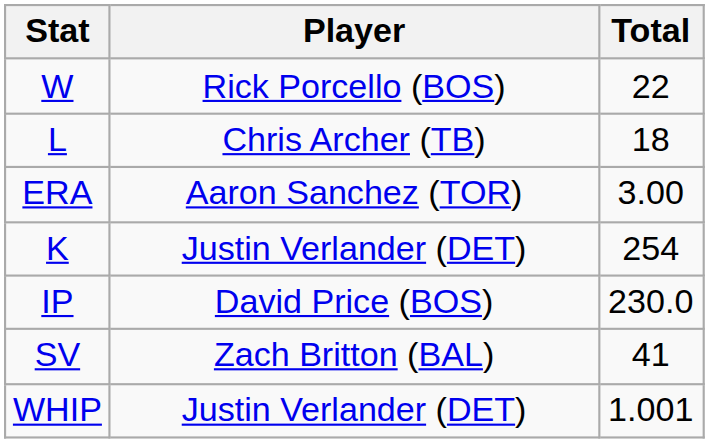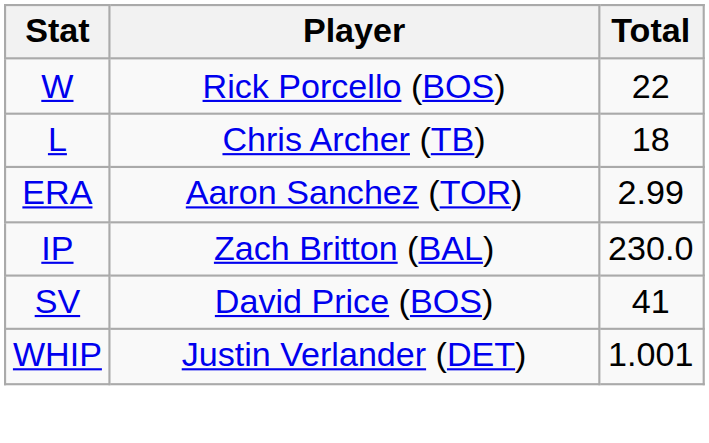(651, 193) 3.00 -> (651, 193) 2.99
- row: (57, 247)
(354, 301) David Price (BOS) -> (354, 247) Zach Britton (BAL)
(354, 355) Zach Britton (BAL) -> (354, 301) David Price (BOS)
